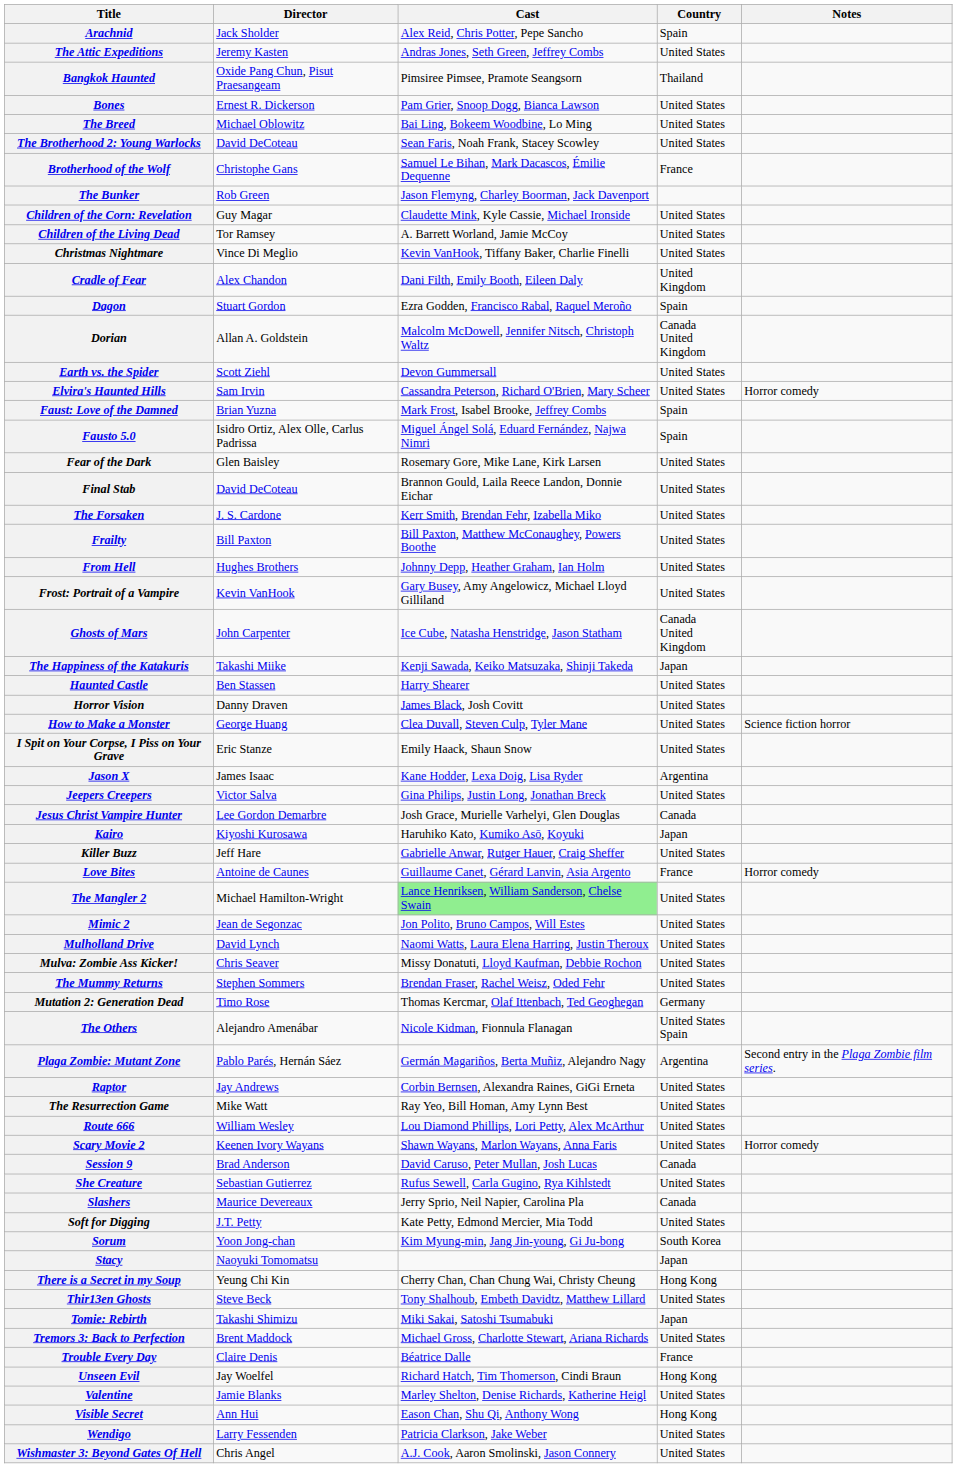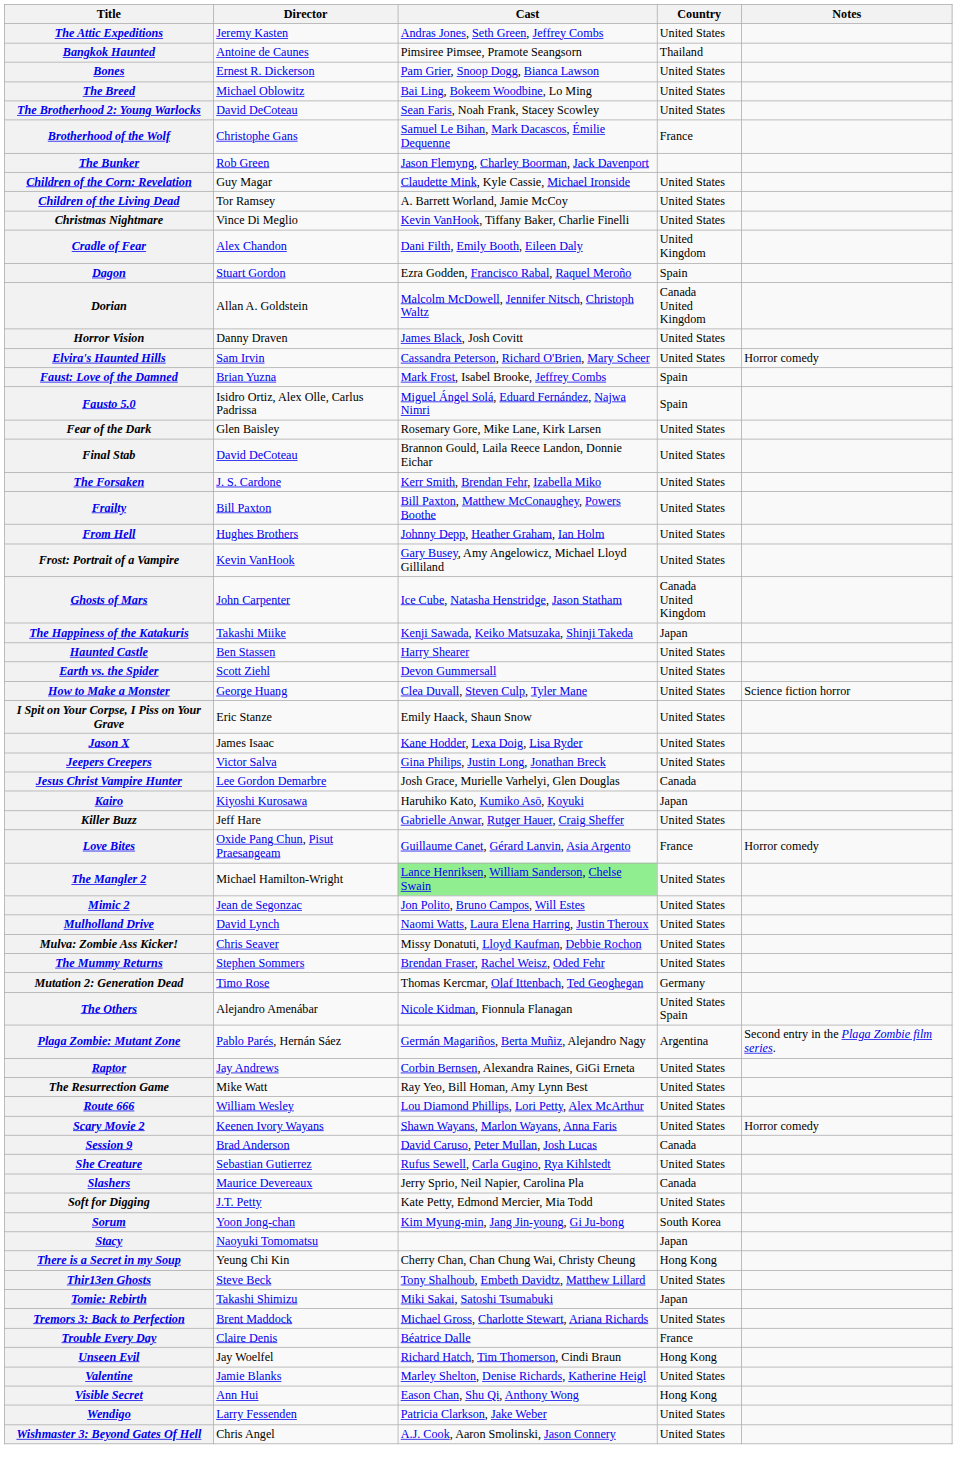- row: (109, 33)
(275, 78) Oxide Pang Chun, Pisut Praesangeam -> (262, 52) Antoine de Caunes
rows swapped: (109, 371) <-> (109, 704)
(684, 776) Argentina -> (692, 743) United States
(262, 872) Antoine de Caunes -> (275, 846) Oxide Pang Chun, Pisut Praesangeam
